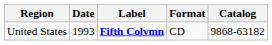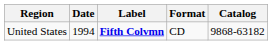(83, 31) 1993 -> (83, 31) 1994
